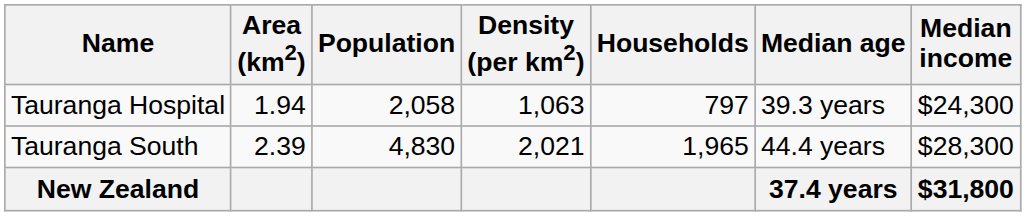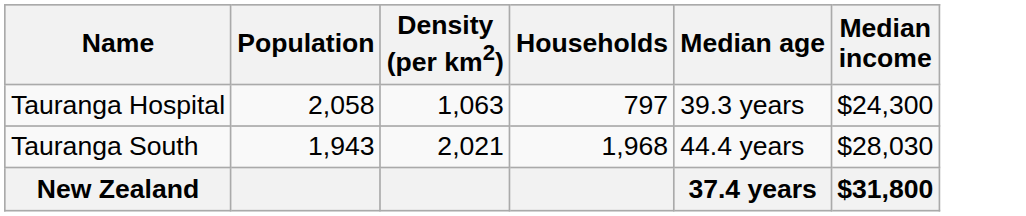- column: (271, 44)
(422, 146) 4,830 -> (341, 146) 1,943
(715, 146) 1,965 -> (635, 146) 1,968
(966, 146) $28,300 -> (885, 146) $28,030
